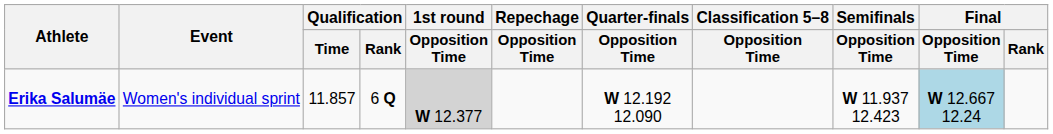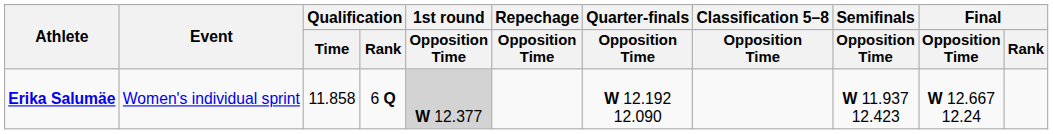(332, 99) 11.857 -> (332, 99) 11.858
(961, 108) lightblue background -> (961, 108) no background
